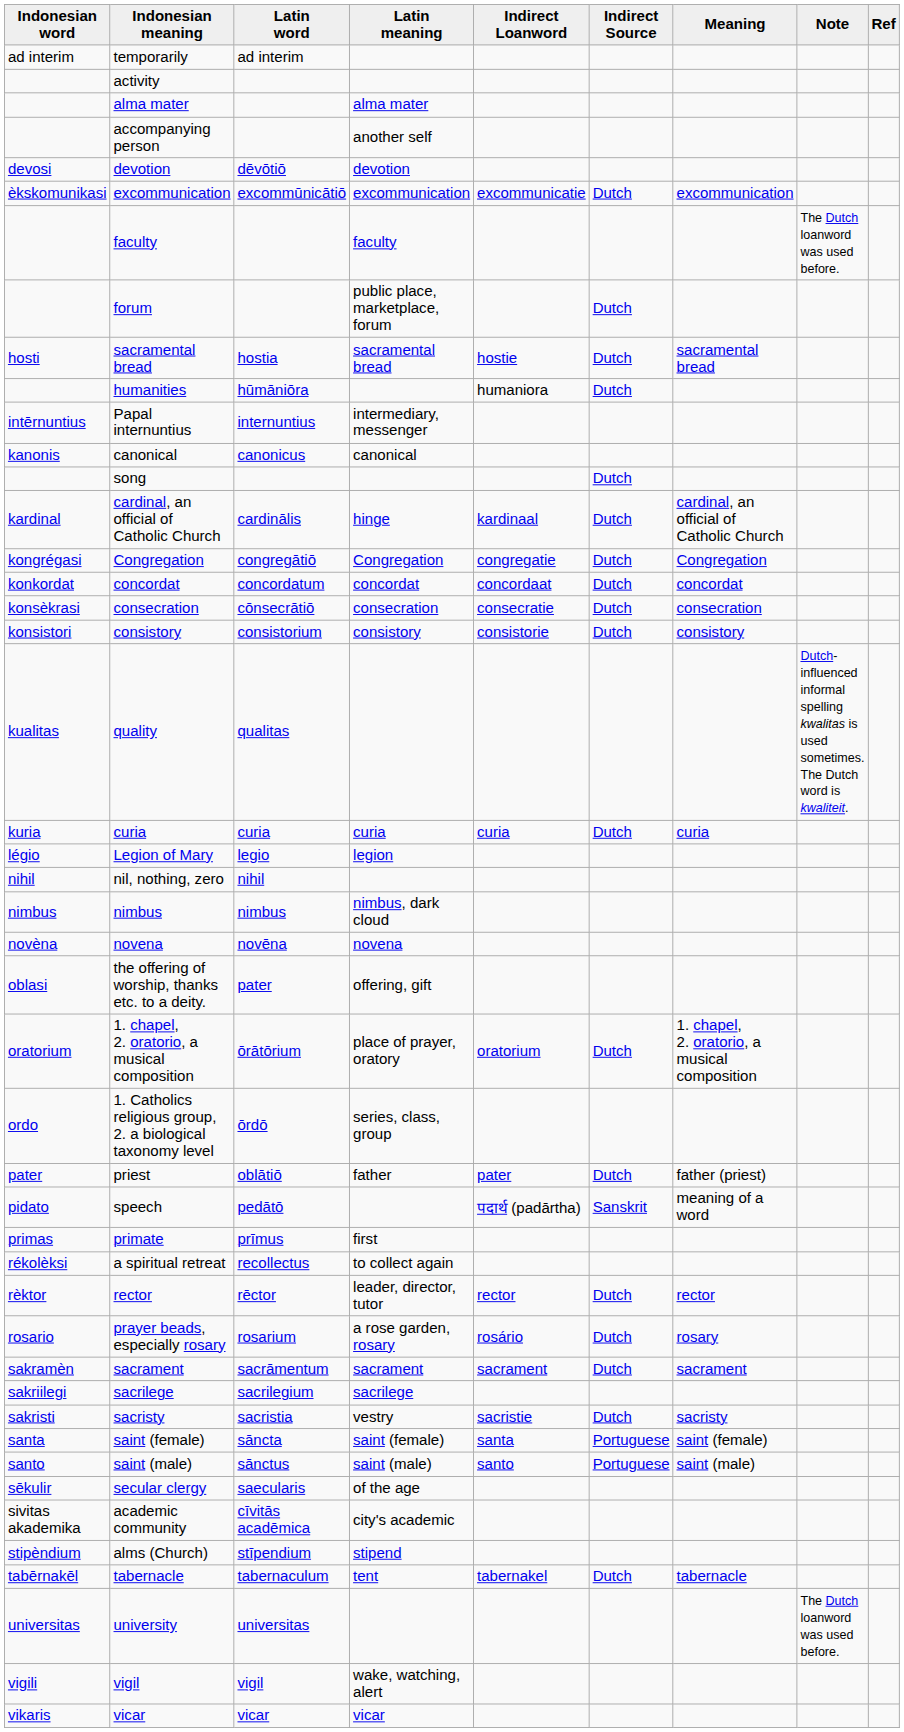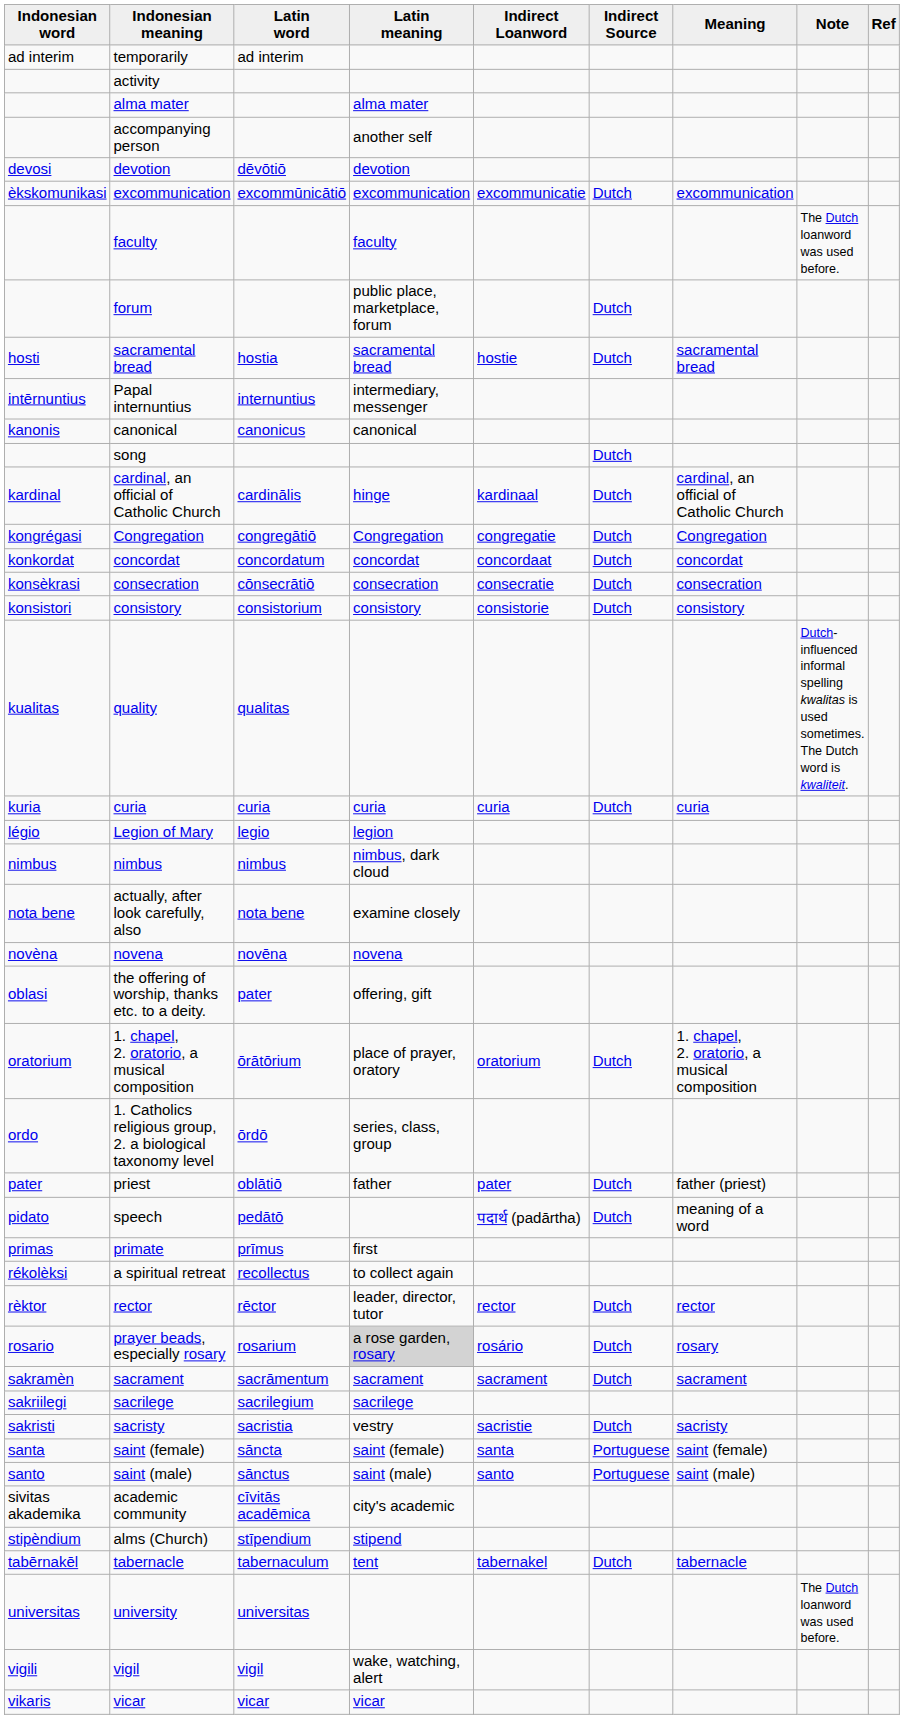- row: (150, 390)
- row: (169, 879)
+ row: (159, 913)
(620, 1207) Sanskrit -> (612, 1217) Dutch
(402, 1336) no background -> (402, 1346) lightgrey background
- row: (160, 1488)
